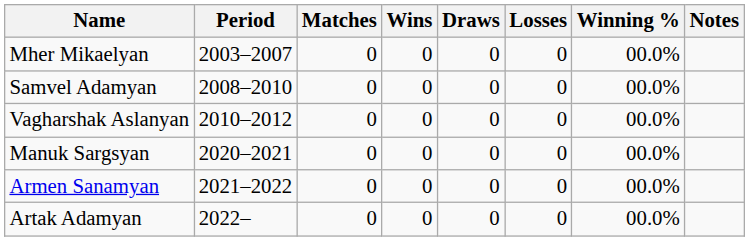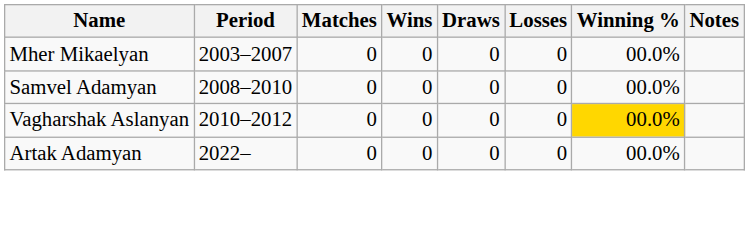(653, 119) no background -> (653, 119) gold background
- row: (79, 152)
- row: (84, 185)
